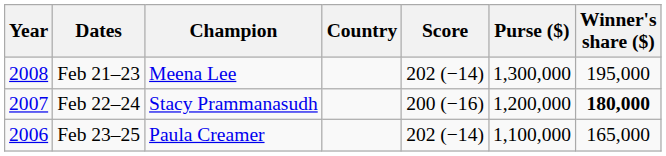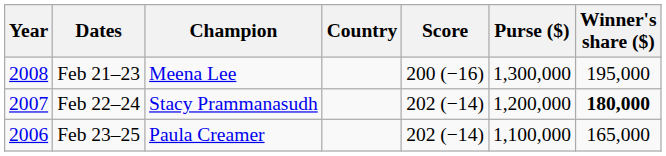(445, 72) 202 (−14) -> (445, 72) 200 (−16)
(445, 103) 200 (−16) -> (445, 103) 202 (−14)
